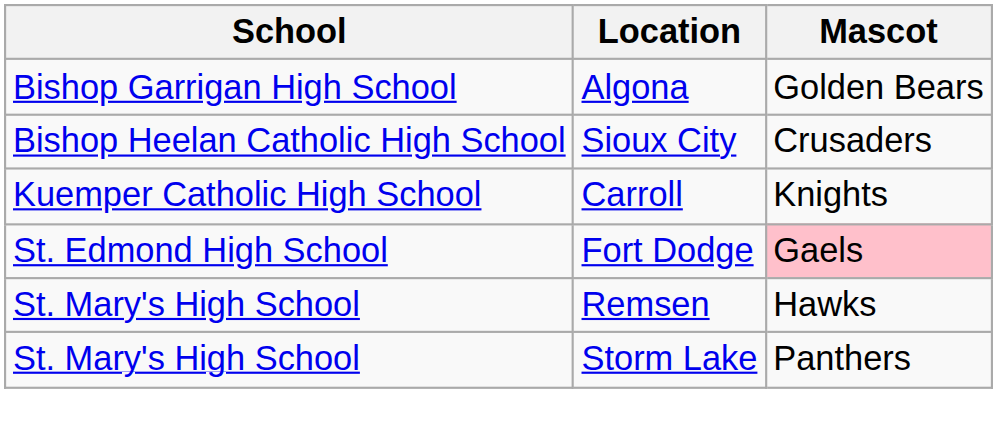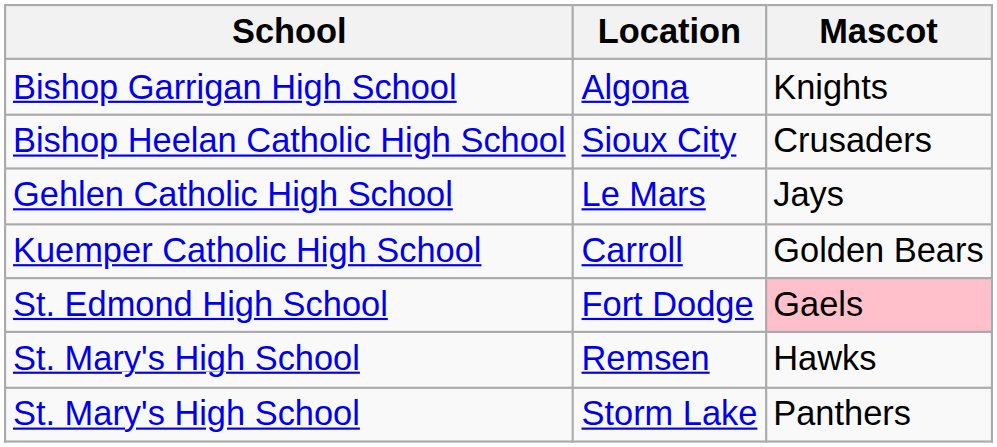(878, 86) Golden Bears -> (831, 86) Knights
+ row: (644, 195)
(831, 195) Knights -> (878, 250) Golden Bears
